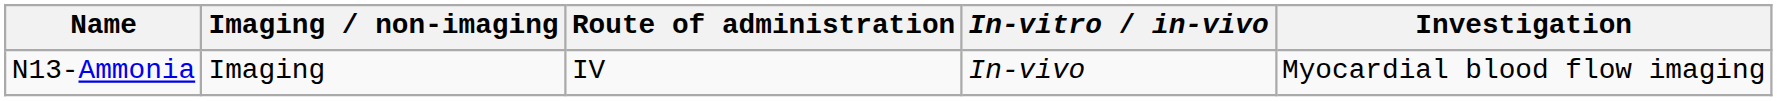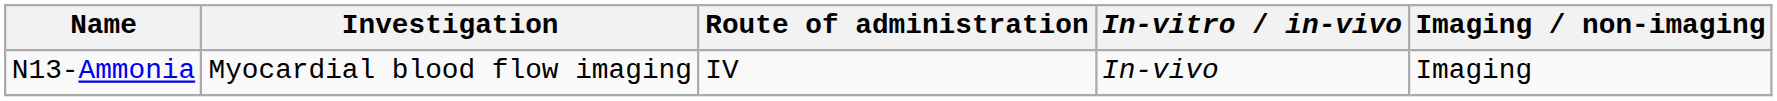columns swapped: (1524, 28) <-> (384, 28)
